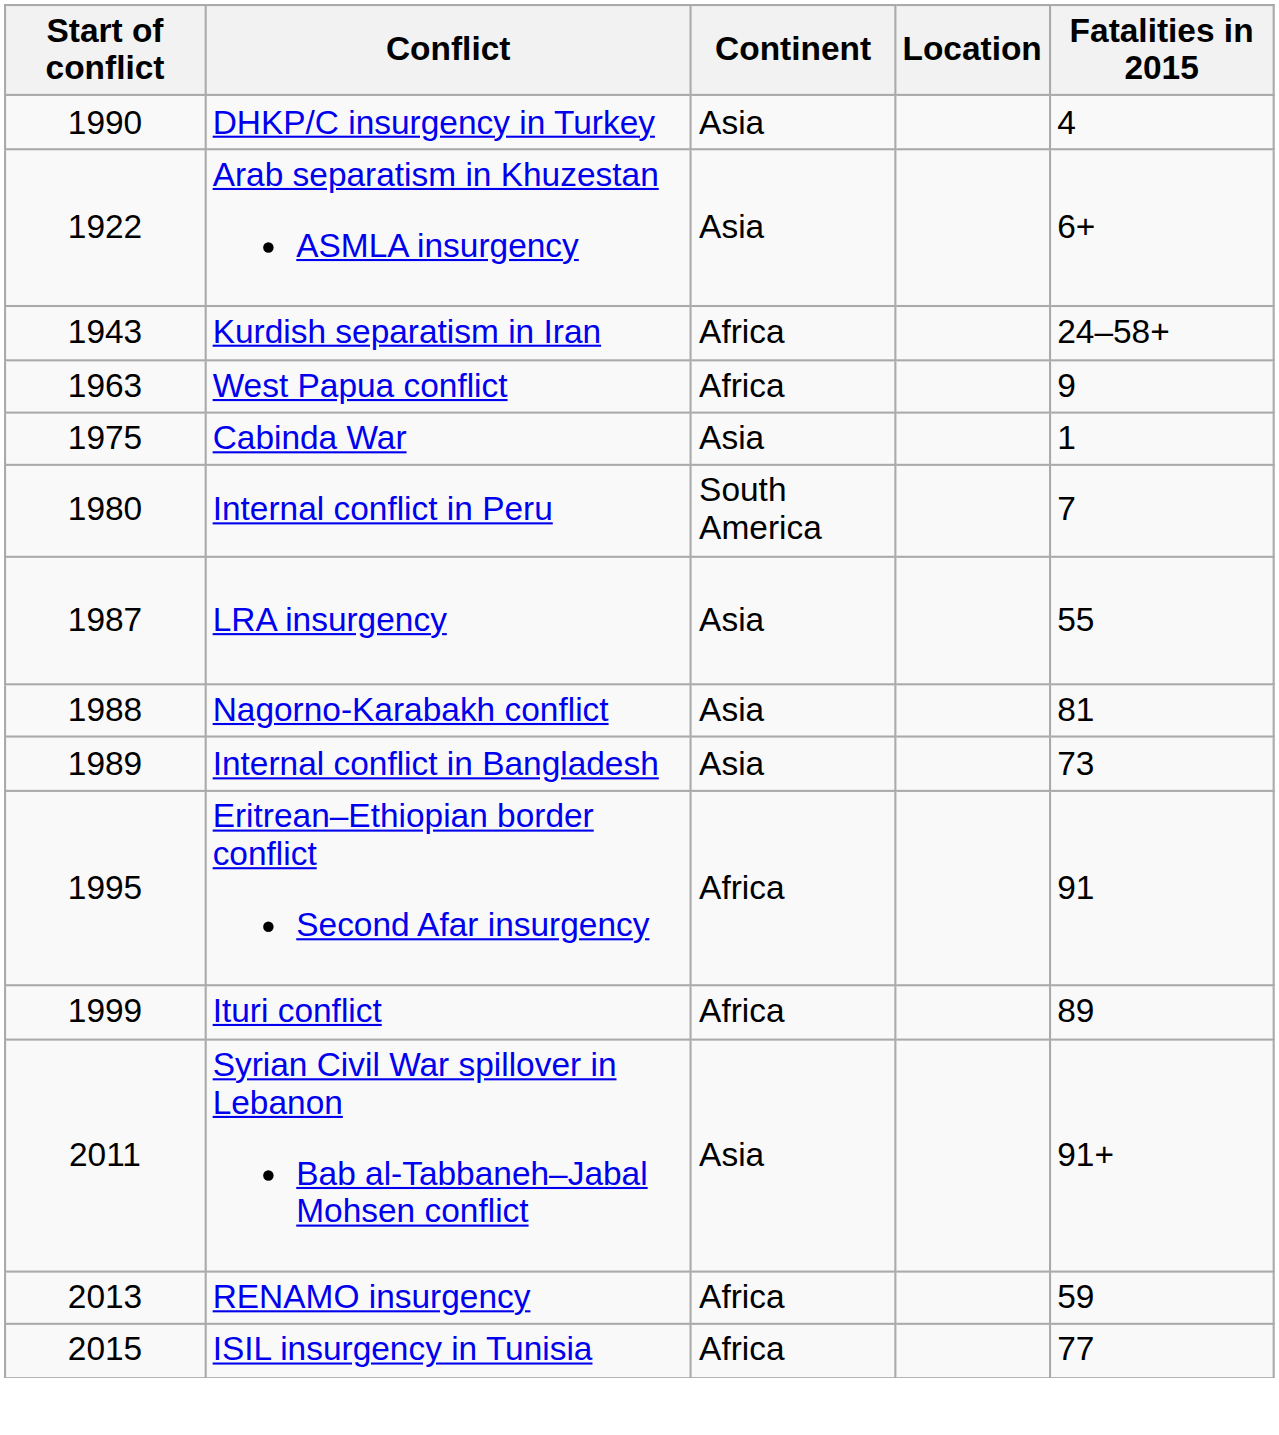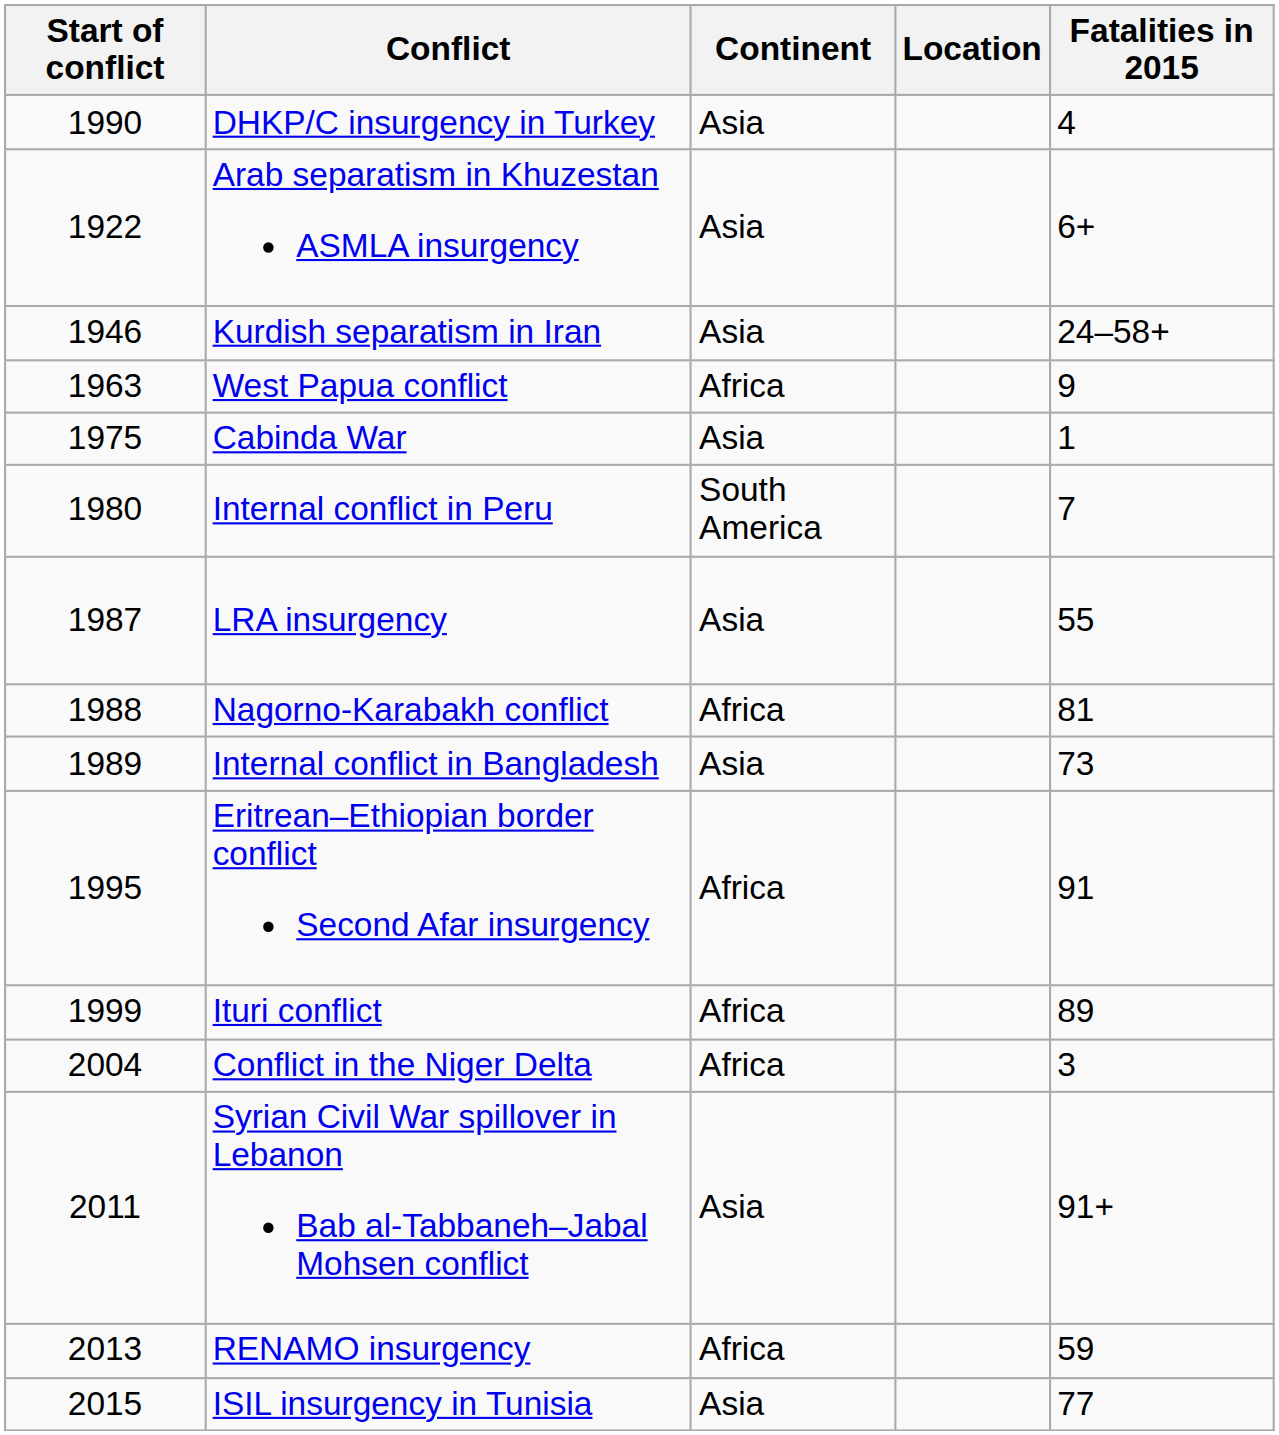(105, 332) 1943 -> (105, 332) 1946
(742, 332) Africa -> (732, 332) Asia
(732, 710) Asia -> (742, 710) Africa
+ row: (402, 1064)
(742, 1350) Africa -> (732, 1403) Asia
